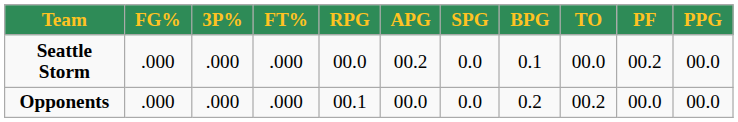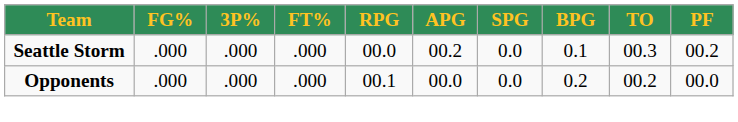- column: (703, 19)
(589, 60) 00.0 -> (640, 50) 00.3
